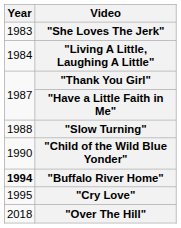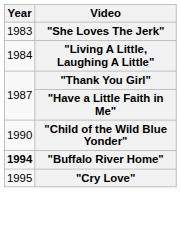- row: (106, 129)
- row: (106, 213)
